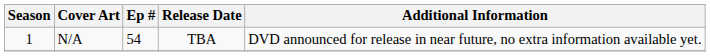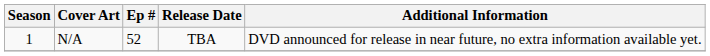(134, 39) 54 -> (134, 39) 52
